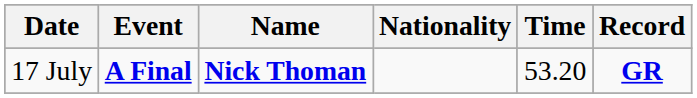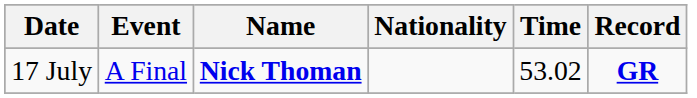(148, 70) bold -> (146, 70) normal
(555, 70) 53.20 -> (550, 70) 53.02
